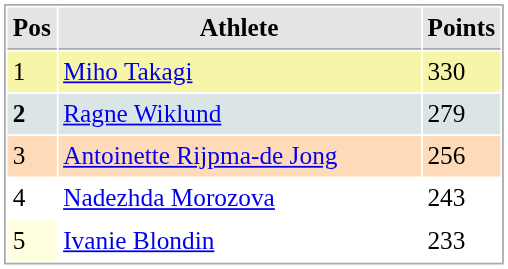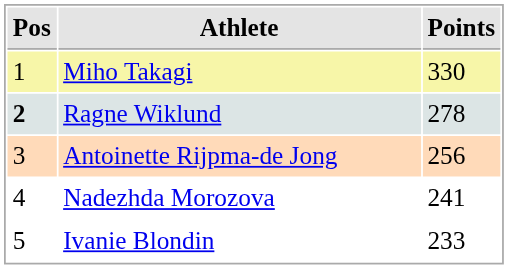(446, 113) 279 -> (446, 113) 278
(446, 198) 243 -> (446, 198) 241
(19, 240) lightyellow background -> (19, 240) no background
